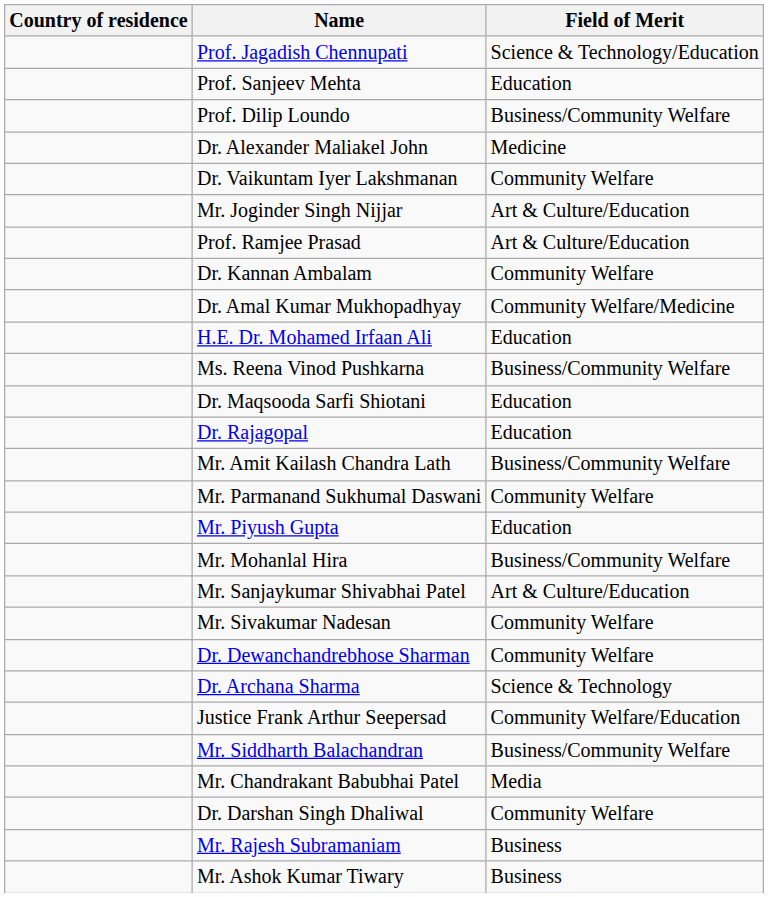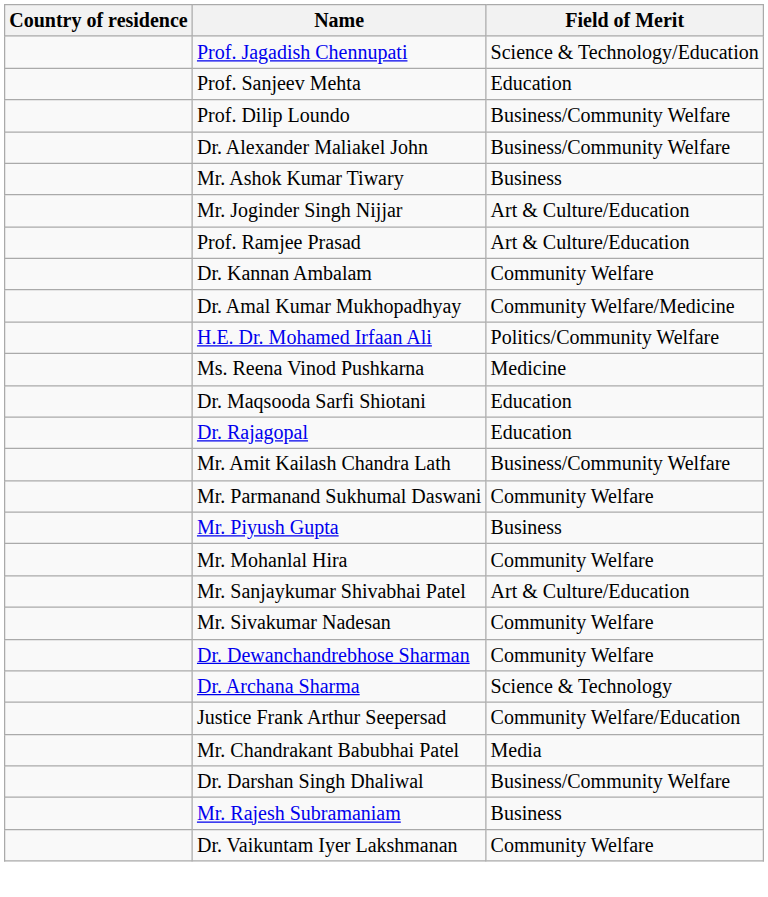(528, 147) Medicine -> (610, 147) Business/Community Welfare
rows swapped: (327, 178) <-> (300, 876)
(531, 337) Education -> (605, 337) Politics/Community Welfare
(610, 369) Business/Community Welfare -> (528, 369) Medicine
(531, 527) Education -> (526, 527) Business
(610, 559) Business/Community Welfare -> (572, 559) Community Welfare
- row: (310, 749)
(572, 813) Community Welfare -> (610, 781) Business/Community Welfare
